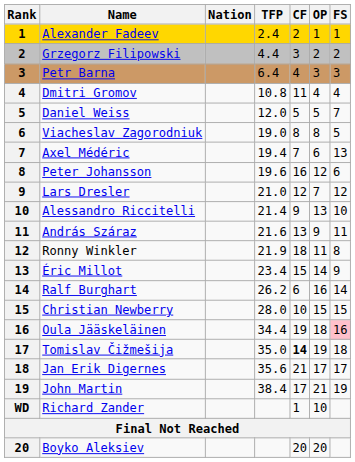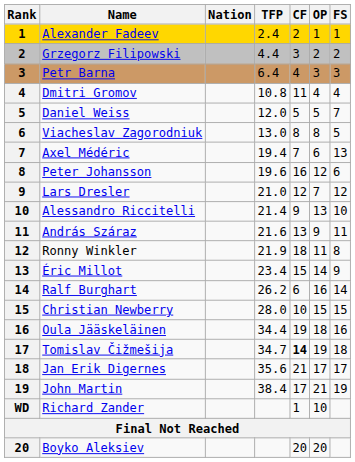(272, 133) 19.0 -> (272, 133) 13.0
(340, 330) pink background -> (340, 330) no background
(272, 349) 35.0 -> (272, 349) 34.7
